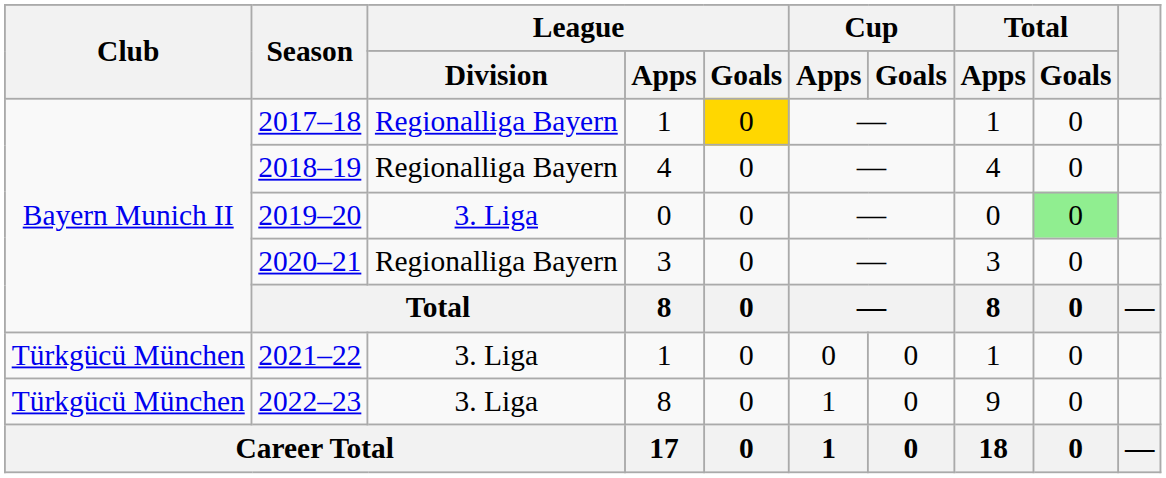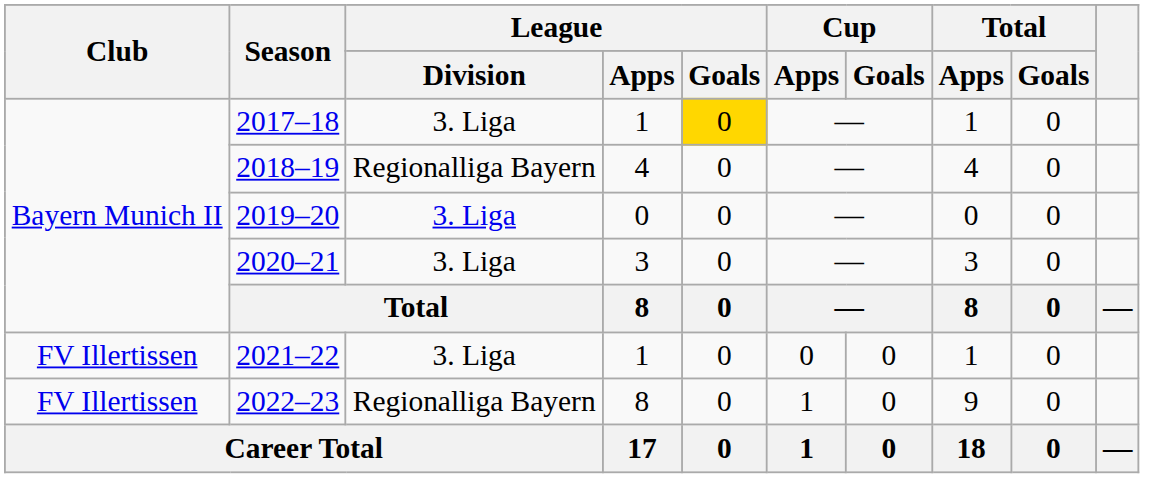(496, 121) Regionalliga Bayern -> (474, 121) 3. Liga
(1076, 214) lightgreen background -> (1053, 214) no background
(496, 261) Regionalliga Bayern -> (474, 261) 3. Liga
(128, 354) Türkgücü München -> (117, 354) FV Illertissen
(128, 401) Türkgücü München -> (117, 401) FV Illertissen
(496, 401) 3. Liga -> (474, 401) Regionalliga Bayern
